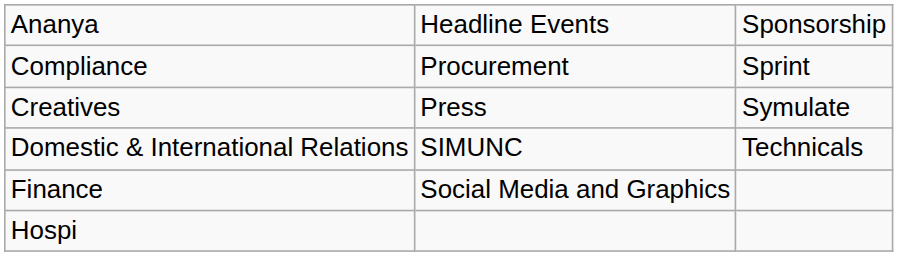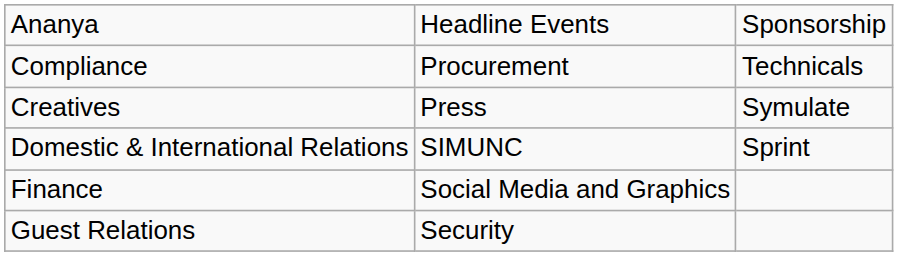(776, 66) Sprint -> (803, 66) Technicals
(803, 148) Technicals -> (776, 148) Sprint
+ row: (103, 230)
- row: (44, 230)
